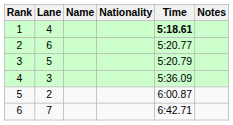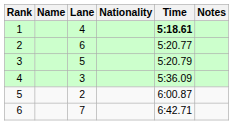columns swapped: (49, 12) <-> (80, 12)
